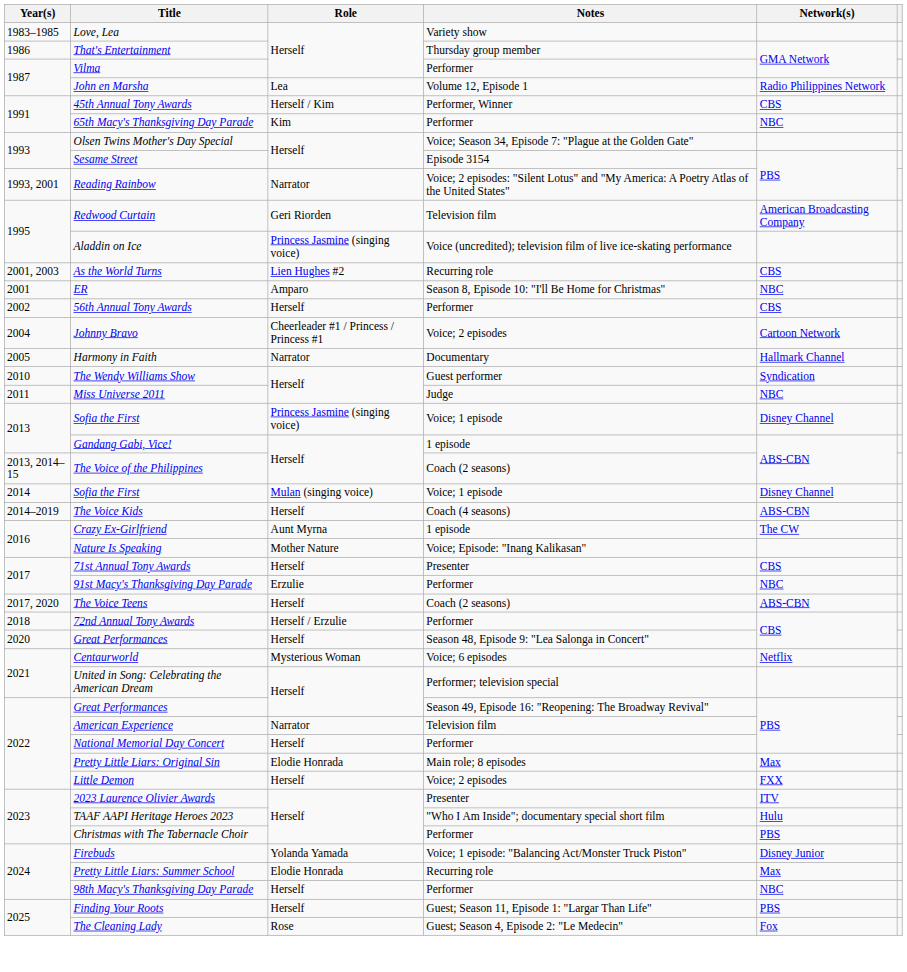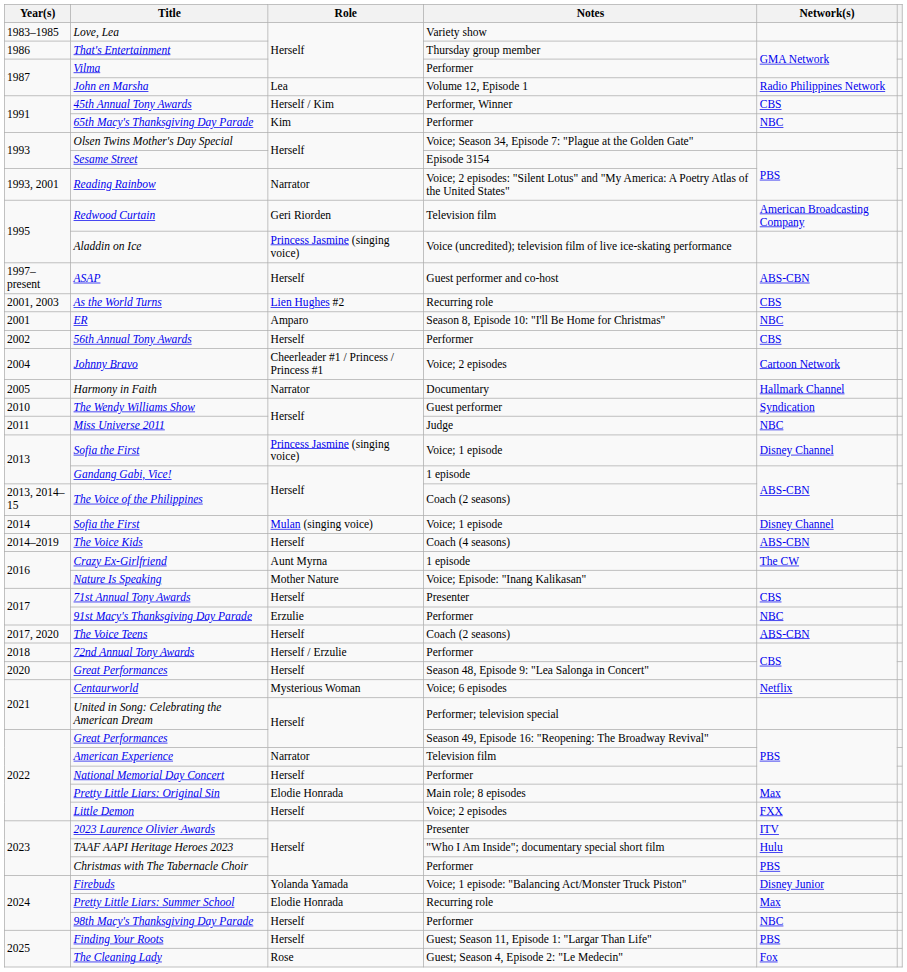+ row: (24, 278)
